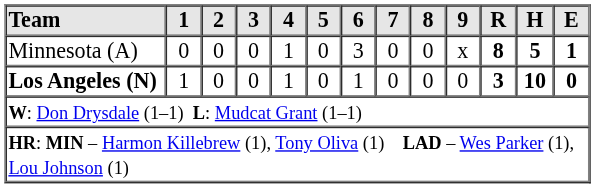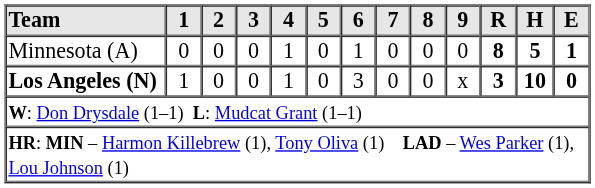(358, 50) 3 -> (358, 50) 1
(463, 50) x -> (463, 50) 0
(358, 81) 1 -> (358, 81) 3
(463, 81) 0 -> (463, 81) x
